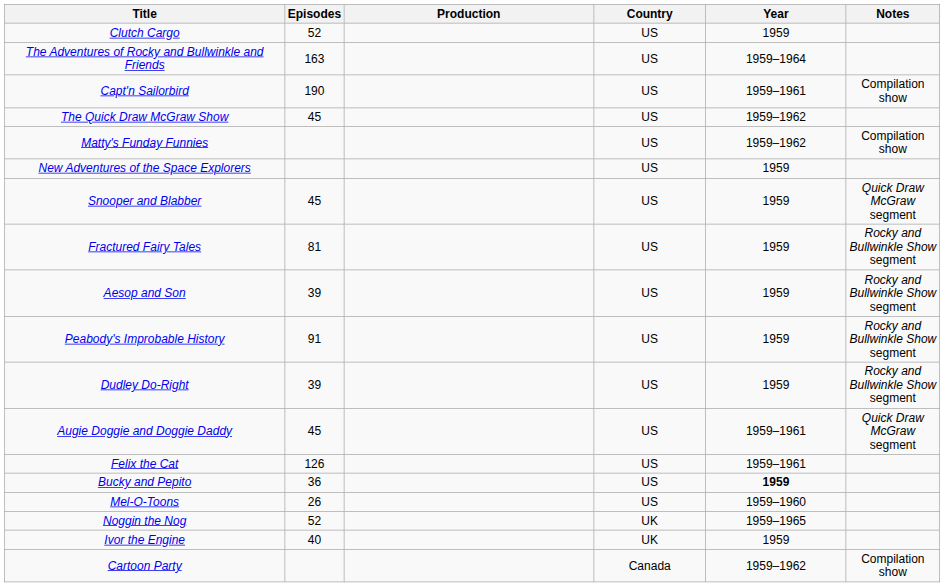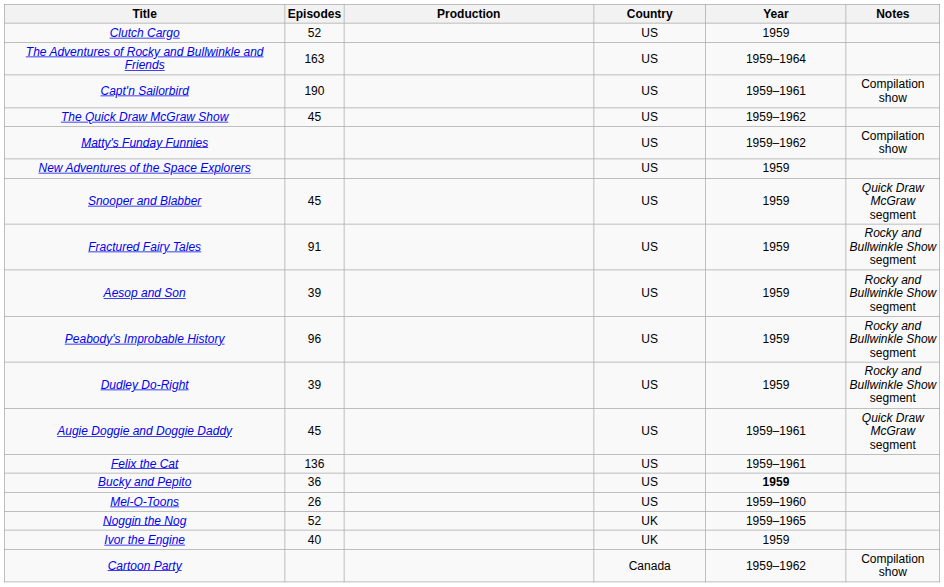(314, 247) 81 -> (314, 247) 91
(314, 339) 91 -> (314, 339) 96
(314, 463) 126 -> (314, 463) 136
